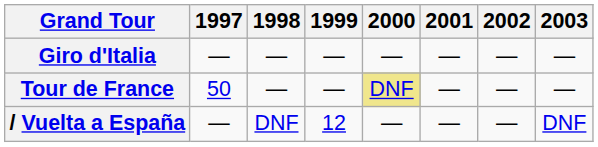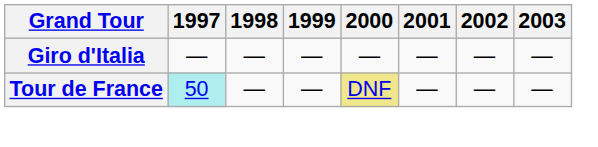(219, 89) no background -> (197, 89) paleturquoise background
- row: (97, 123)
